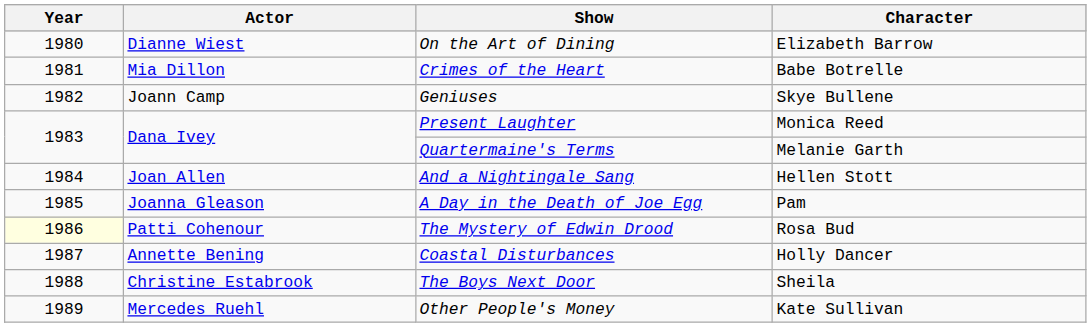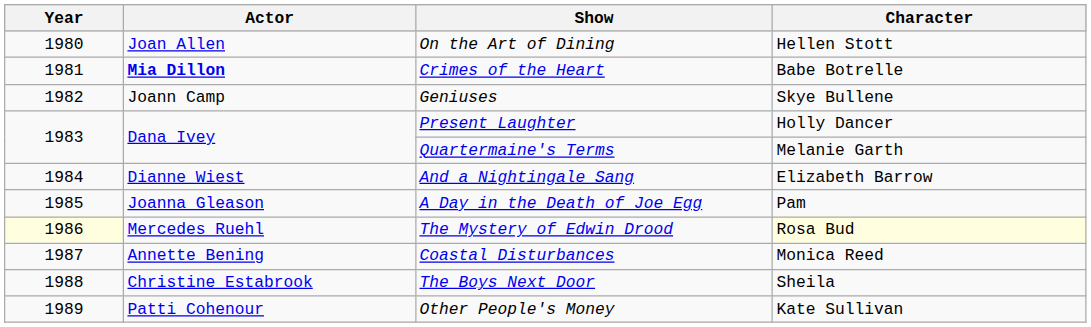(186, 44) Dianne Wiest -> (176, 44) Joan Allen
(854, 44) Elizabeth Barrow -> (835, 44) Hellen Stott
(176, 71) normal -> (176, 71) bold
(830, 124) Monica Reed -> (835, 124) Holly Dancer
(176, 177) Joan Allen -> (186, 177) Dianne Wiest
(835, 177) Hellen Stott -> (854, 177) Elizabeth Barrow
(196, 230) Patti Cohenour -> (196, 230) Mercedes Ruehl
(815, 230) no background -> (815, 230) lightyellow background
(835, 256) Holly Dancer -> (830, 256) Monica Reed
(196, 309) Mercedes Ruehl -> (196, 309) Patti Cohenour
